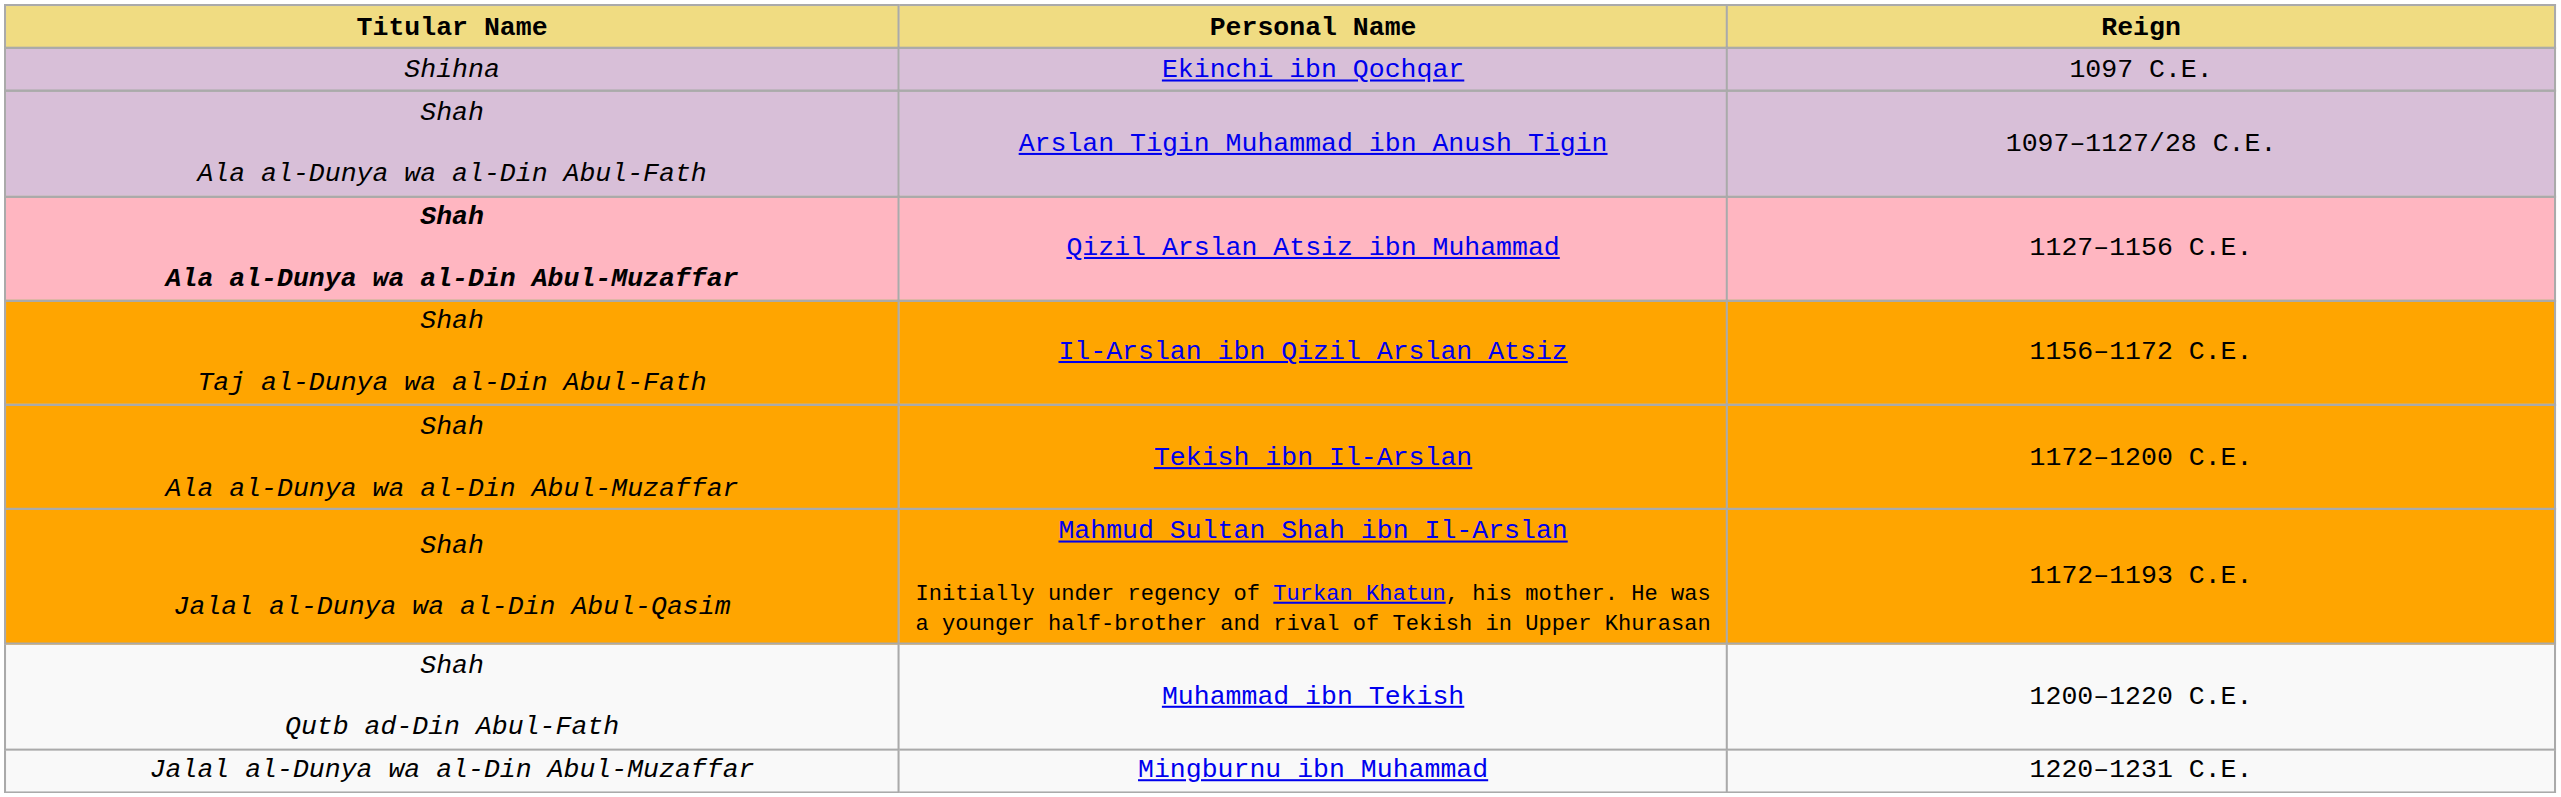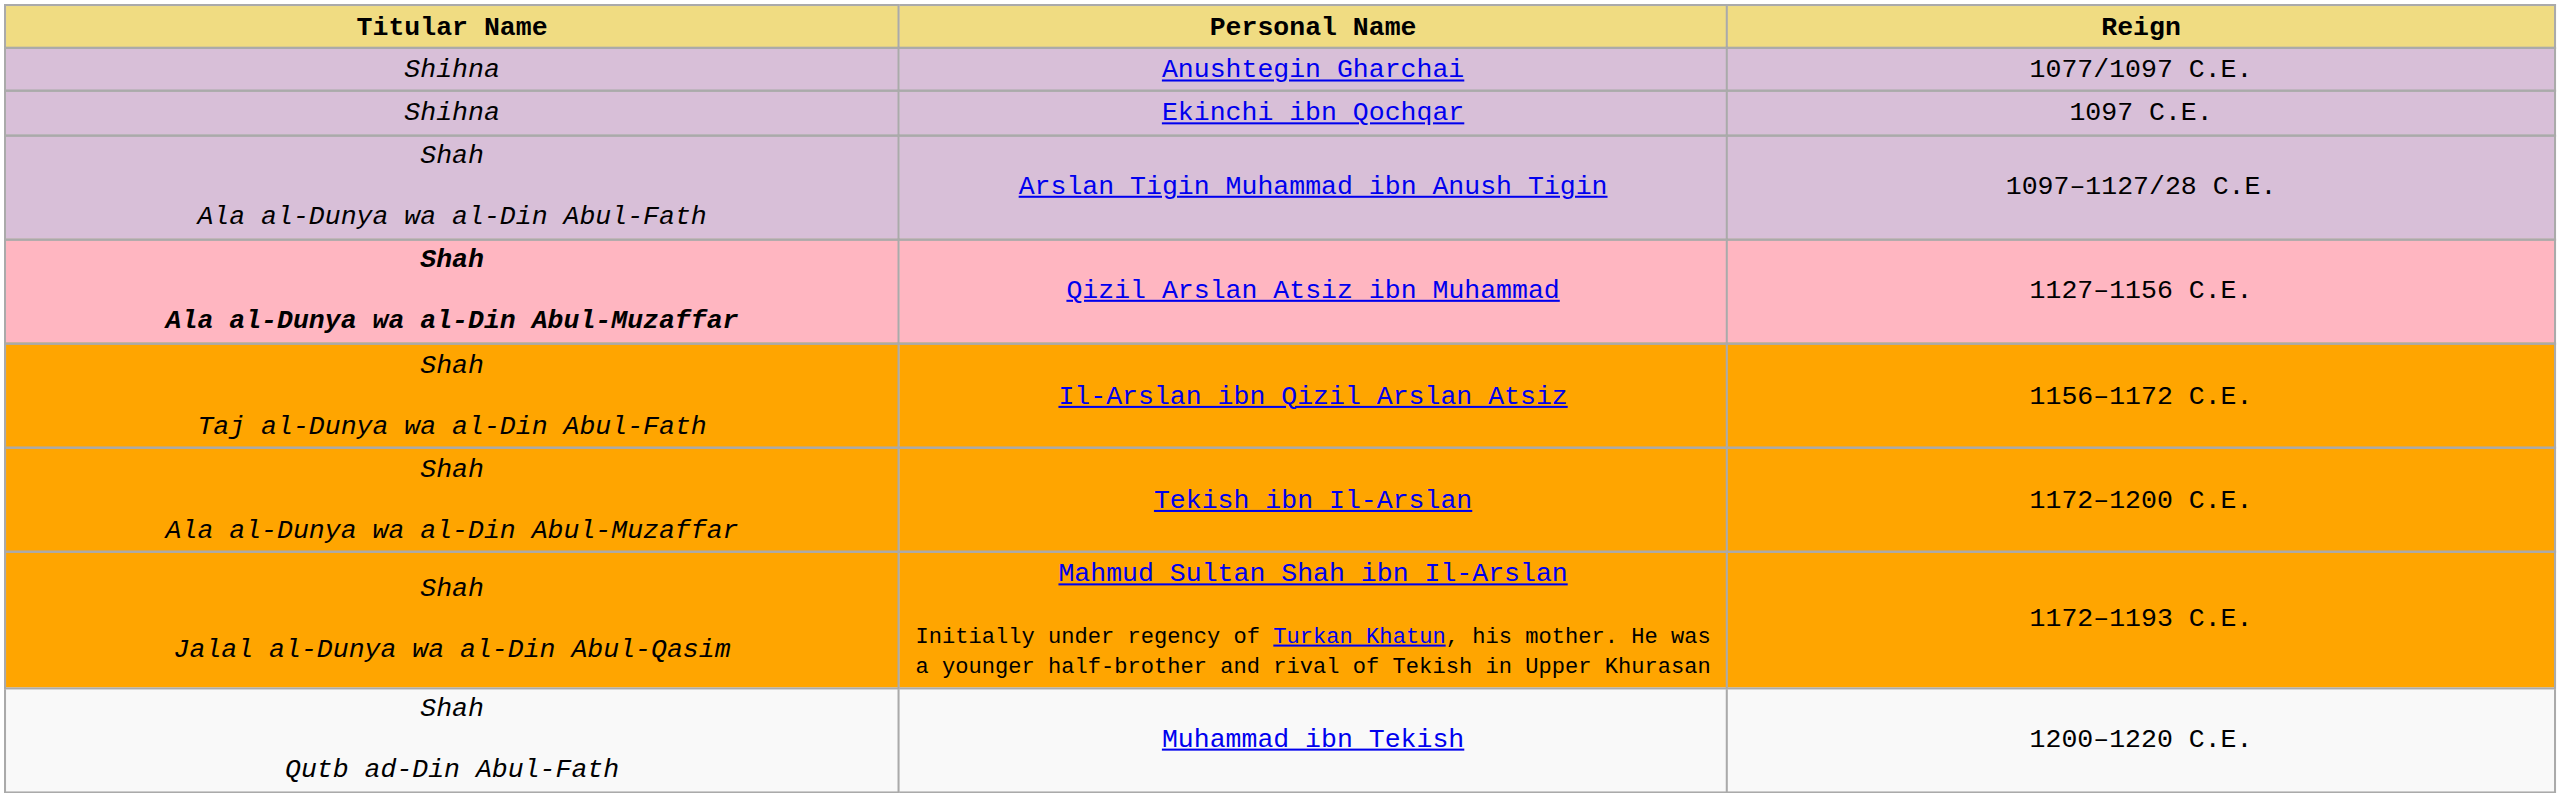+ row: (1313, 70)
- row: (1313, 770)
